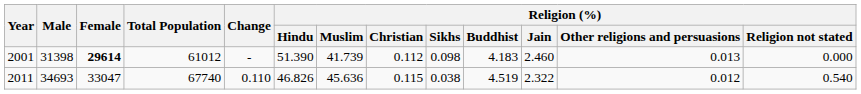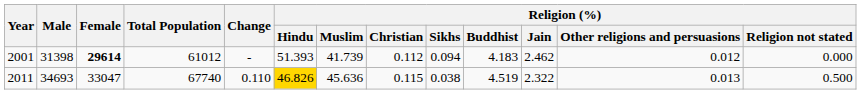(295, 57) 51.390 -> (295, 57) 51.393
(445, 57) 0.098 -> (445, 57) 0.094
(539, 57) 2.460 -> (539, 57) 2.462
(725, 57) 0.013 -> (725, 57) 0.012
(295, 78) no background -> (295, 78) gold background
(725, 78) 0.012 -> (725, 78) 0.013
(838, 78) 0.540 -> (838, 78) 0.500
